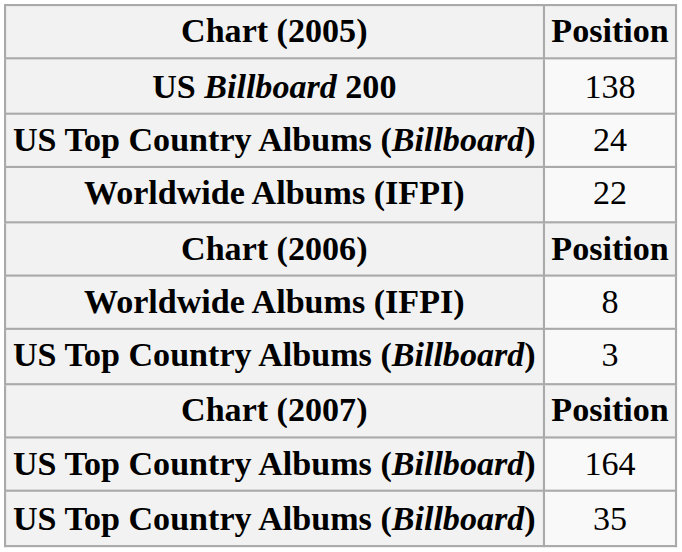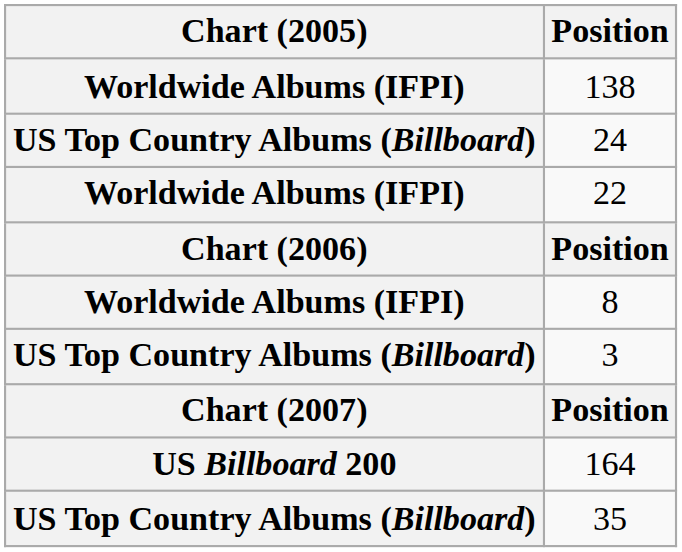(274, 85) US Billboard 200 -> (274, 85) Worldwide Albums (IFPI)
(274, 463) US Top Country Albums (Billboard) -> (274, 463) US Billboard 200
